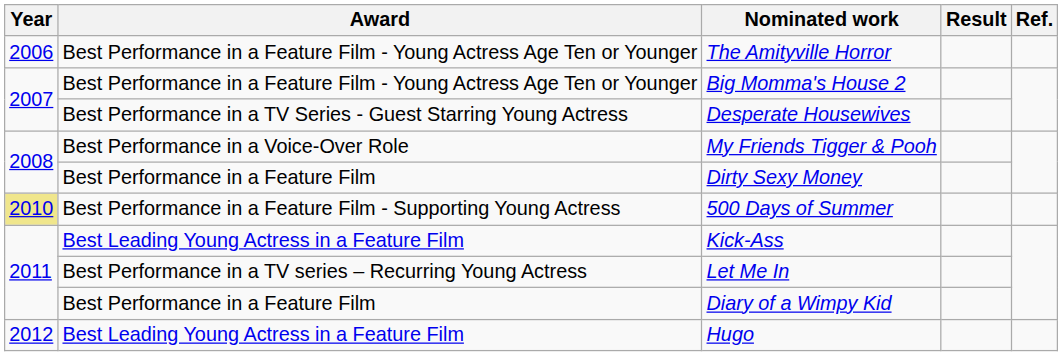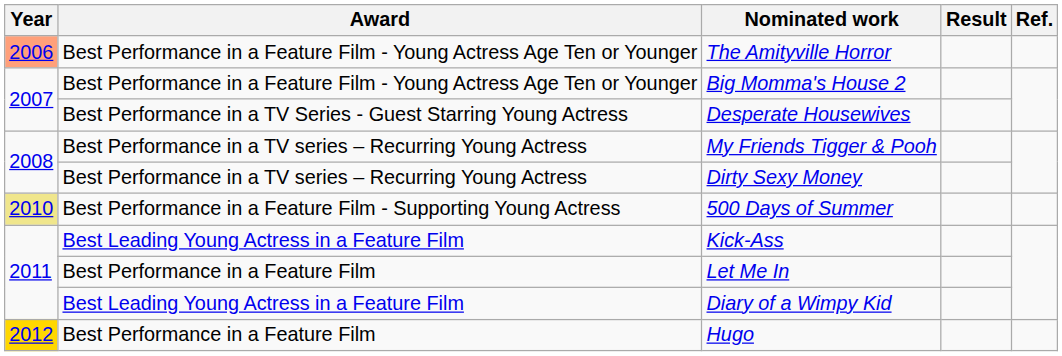(31, 51) no background -> (31, 51) lightsalmon background
(236, 146) Best Performance in a Voice-Over Role -> (325, 146) Best Performance in a TV series – Recurring Young Actress
(219, 177) Best Performance in a Feature Film -> (325, 177) Best Performance in a TV series – Recurring Young Actress
(325, 271) Best Performance in a TV series – Recurring Young Actress -> (219, 271) Best Performance in a Feature Film
(219, 303) Best Performance in a Feature Film -> (263, 303) Best Leading Young Actress in a Feature Film
(31, 334) no background -> (31, 334) gold background
(263, 334) Best Leading Young Actress in a Feature Film -> (219, 334) Best Performance in a Feature Film
